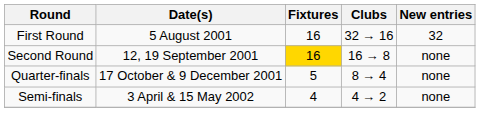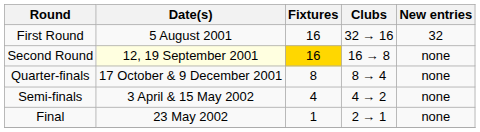(191, 55) no background -> (191, 55) lightyellow background
(313, 76) 5 -> (313, 76) 8
+ row: (50, 117)
